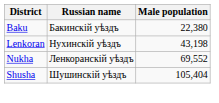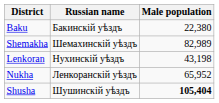+ row: (27, 43)
(194, 59) 69,552 -> (198, 75) 65,952
(192, 75) normal -> (195, 91) bold
